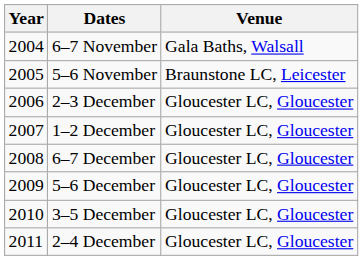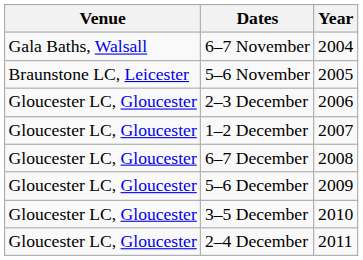columns swapped: (26, 18) <-> (259, 18)
